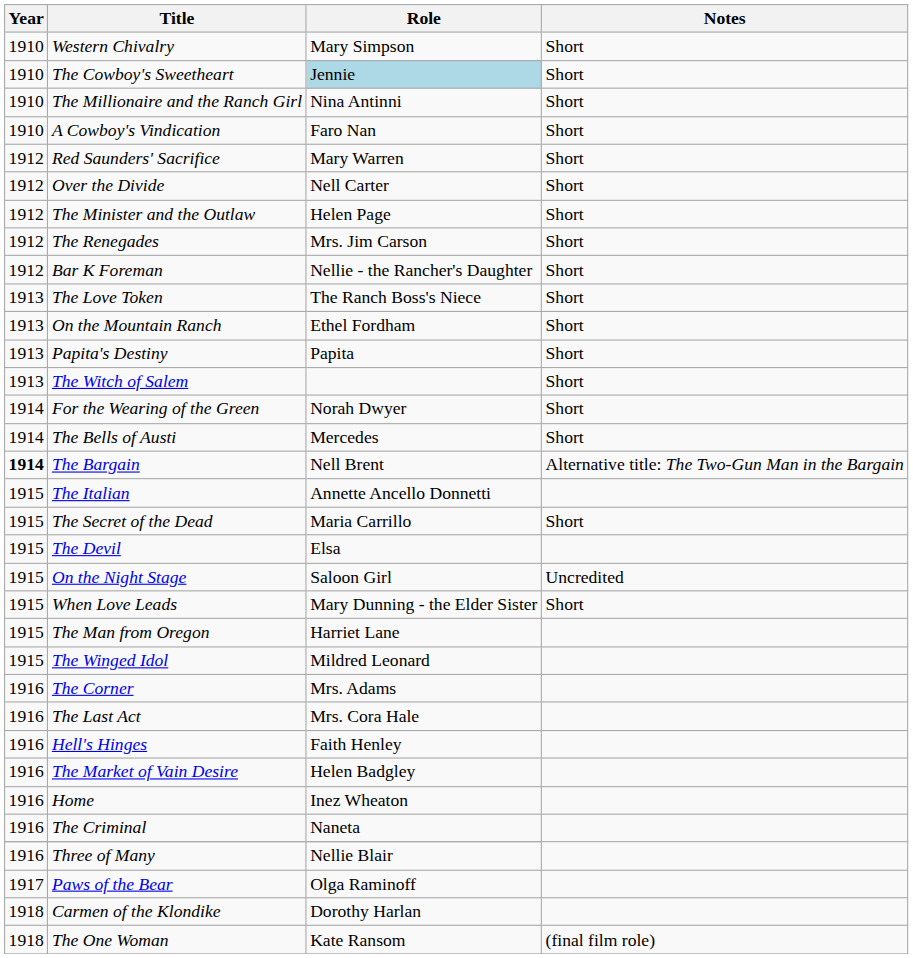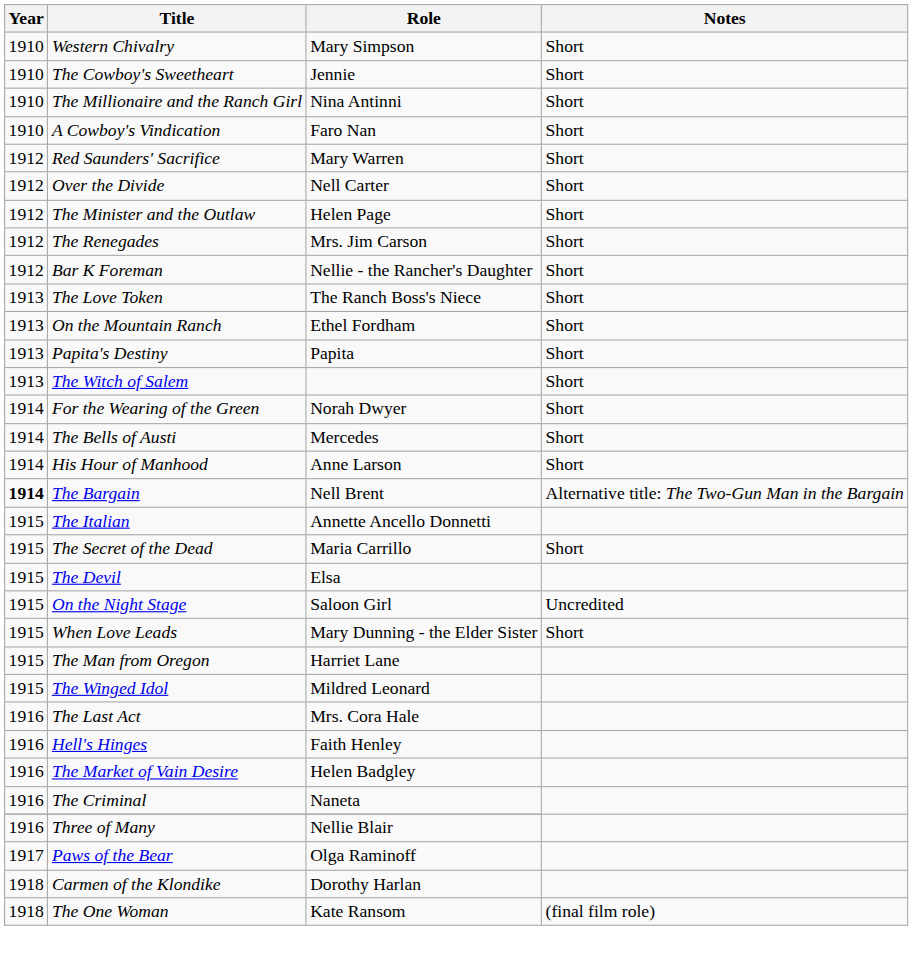(333, 74) lightblue background -> (333, 74) no background
+ row: (130, 465)
- row: (93, 688)
- row: (73, 800)
